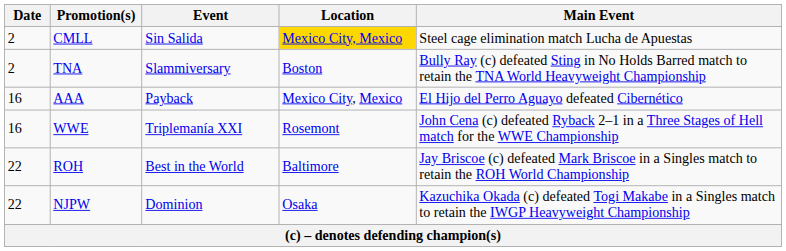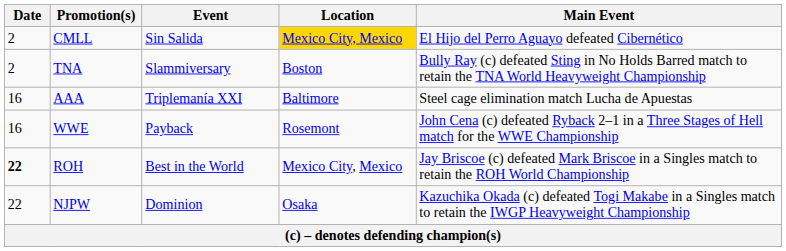(556, 37) Steel cage elimination match Lucha de Apuestas -> (551, 37) El Hijo del Perro Aguayo defeated Cibernético
(169, 98) Payback -> (194, 98) Triplemanía XXI
(342, 98) Mexico City, Mexico -> (311, 98) Baltimore
(551, 98) El Hijo del Perro Aguayo defeated Cibernético -> (556, 98) Steel cage elimination match Lucha de Apuestas
(194, 128) Triplemanía XXI -> (169, 128) Payback
(15, 166) normal -> (15, 166) bold
(311, 166) Baltimore -> (342, 166) Mexico City, Mexico
